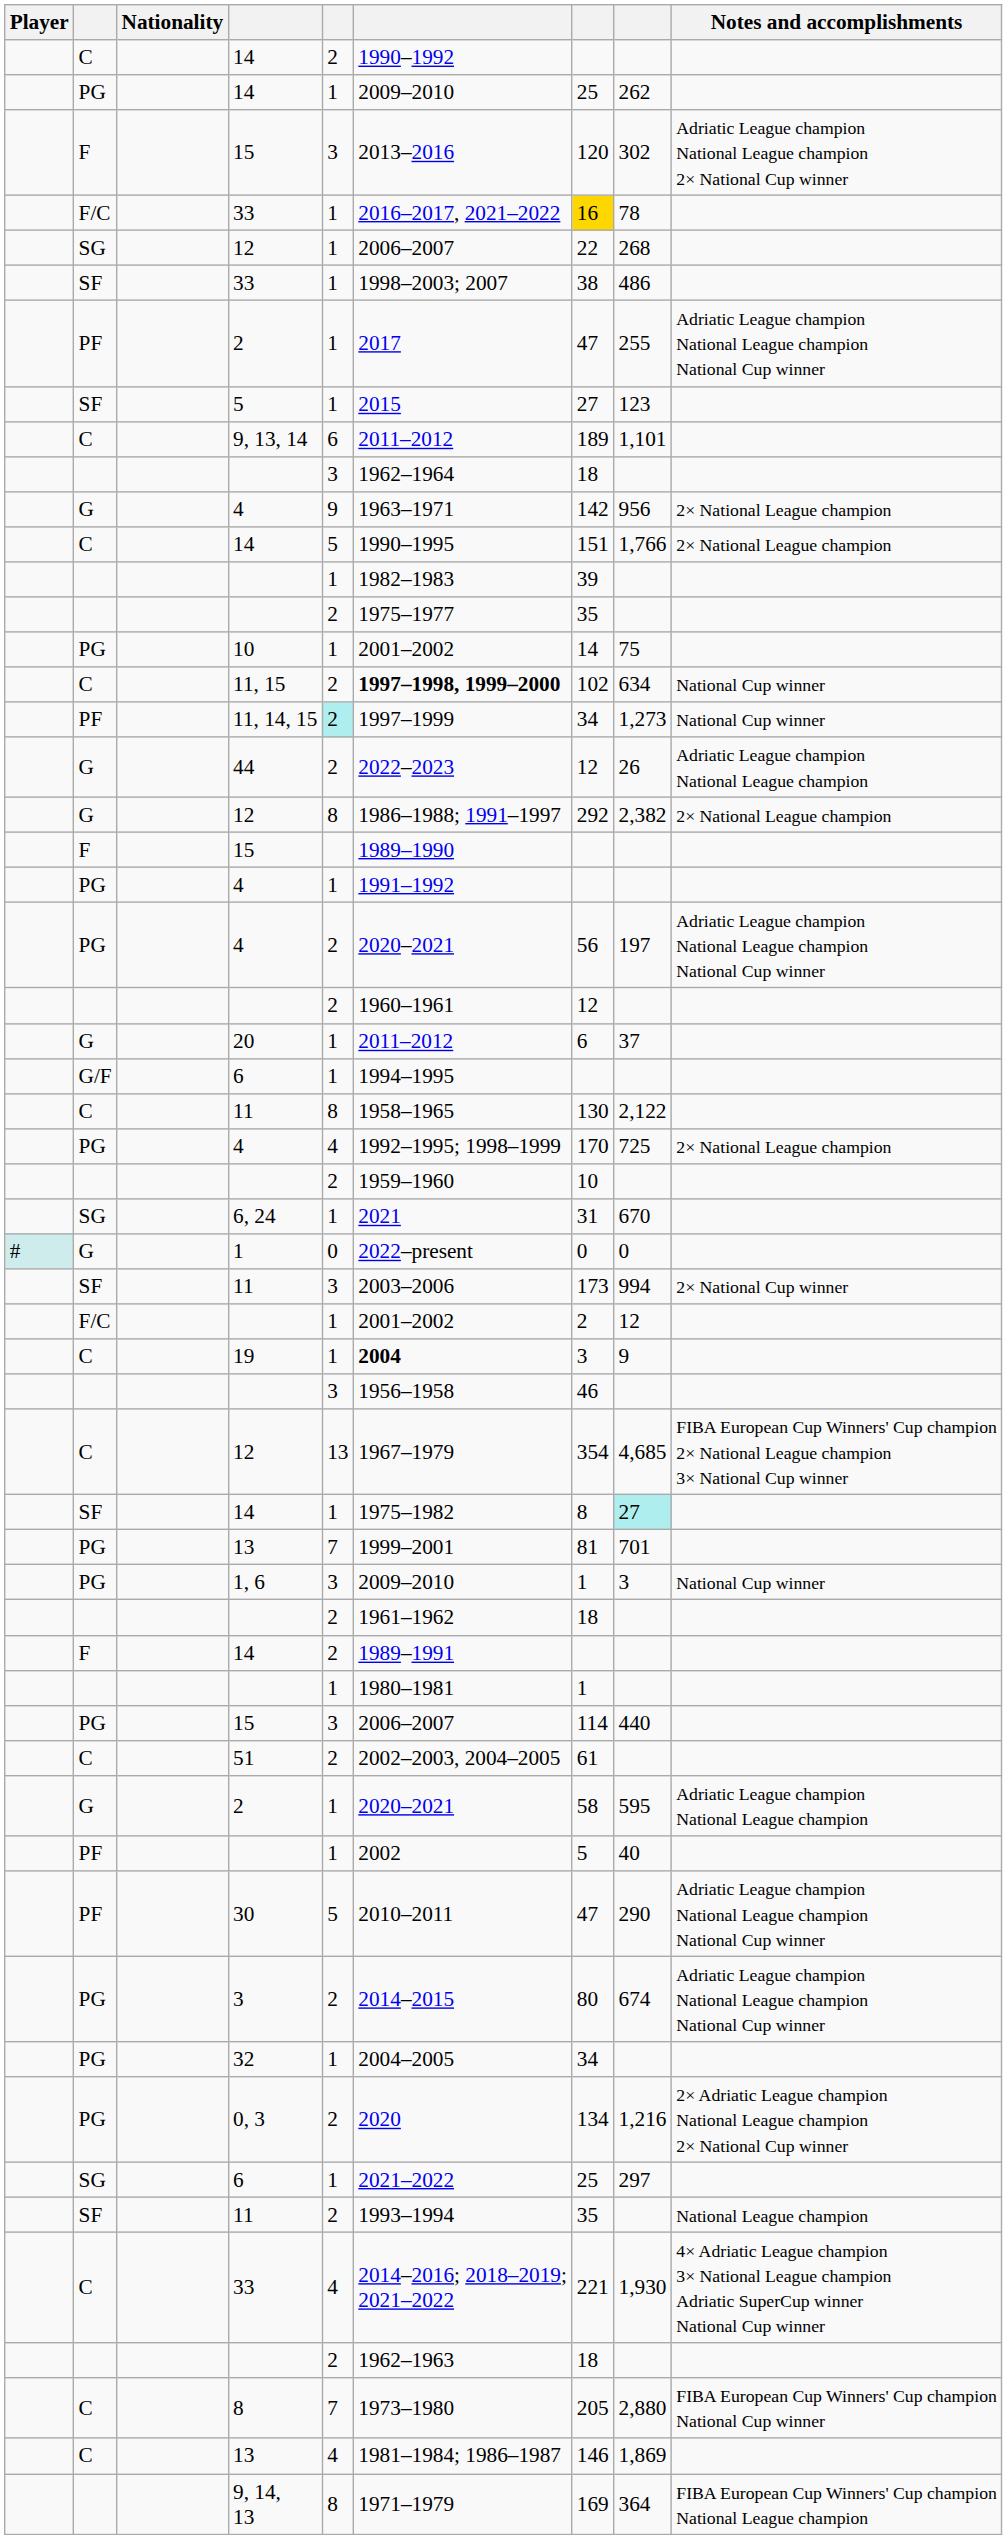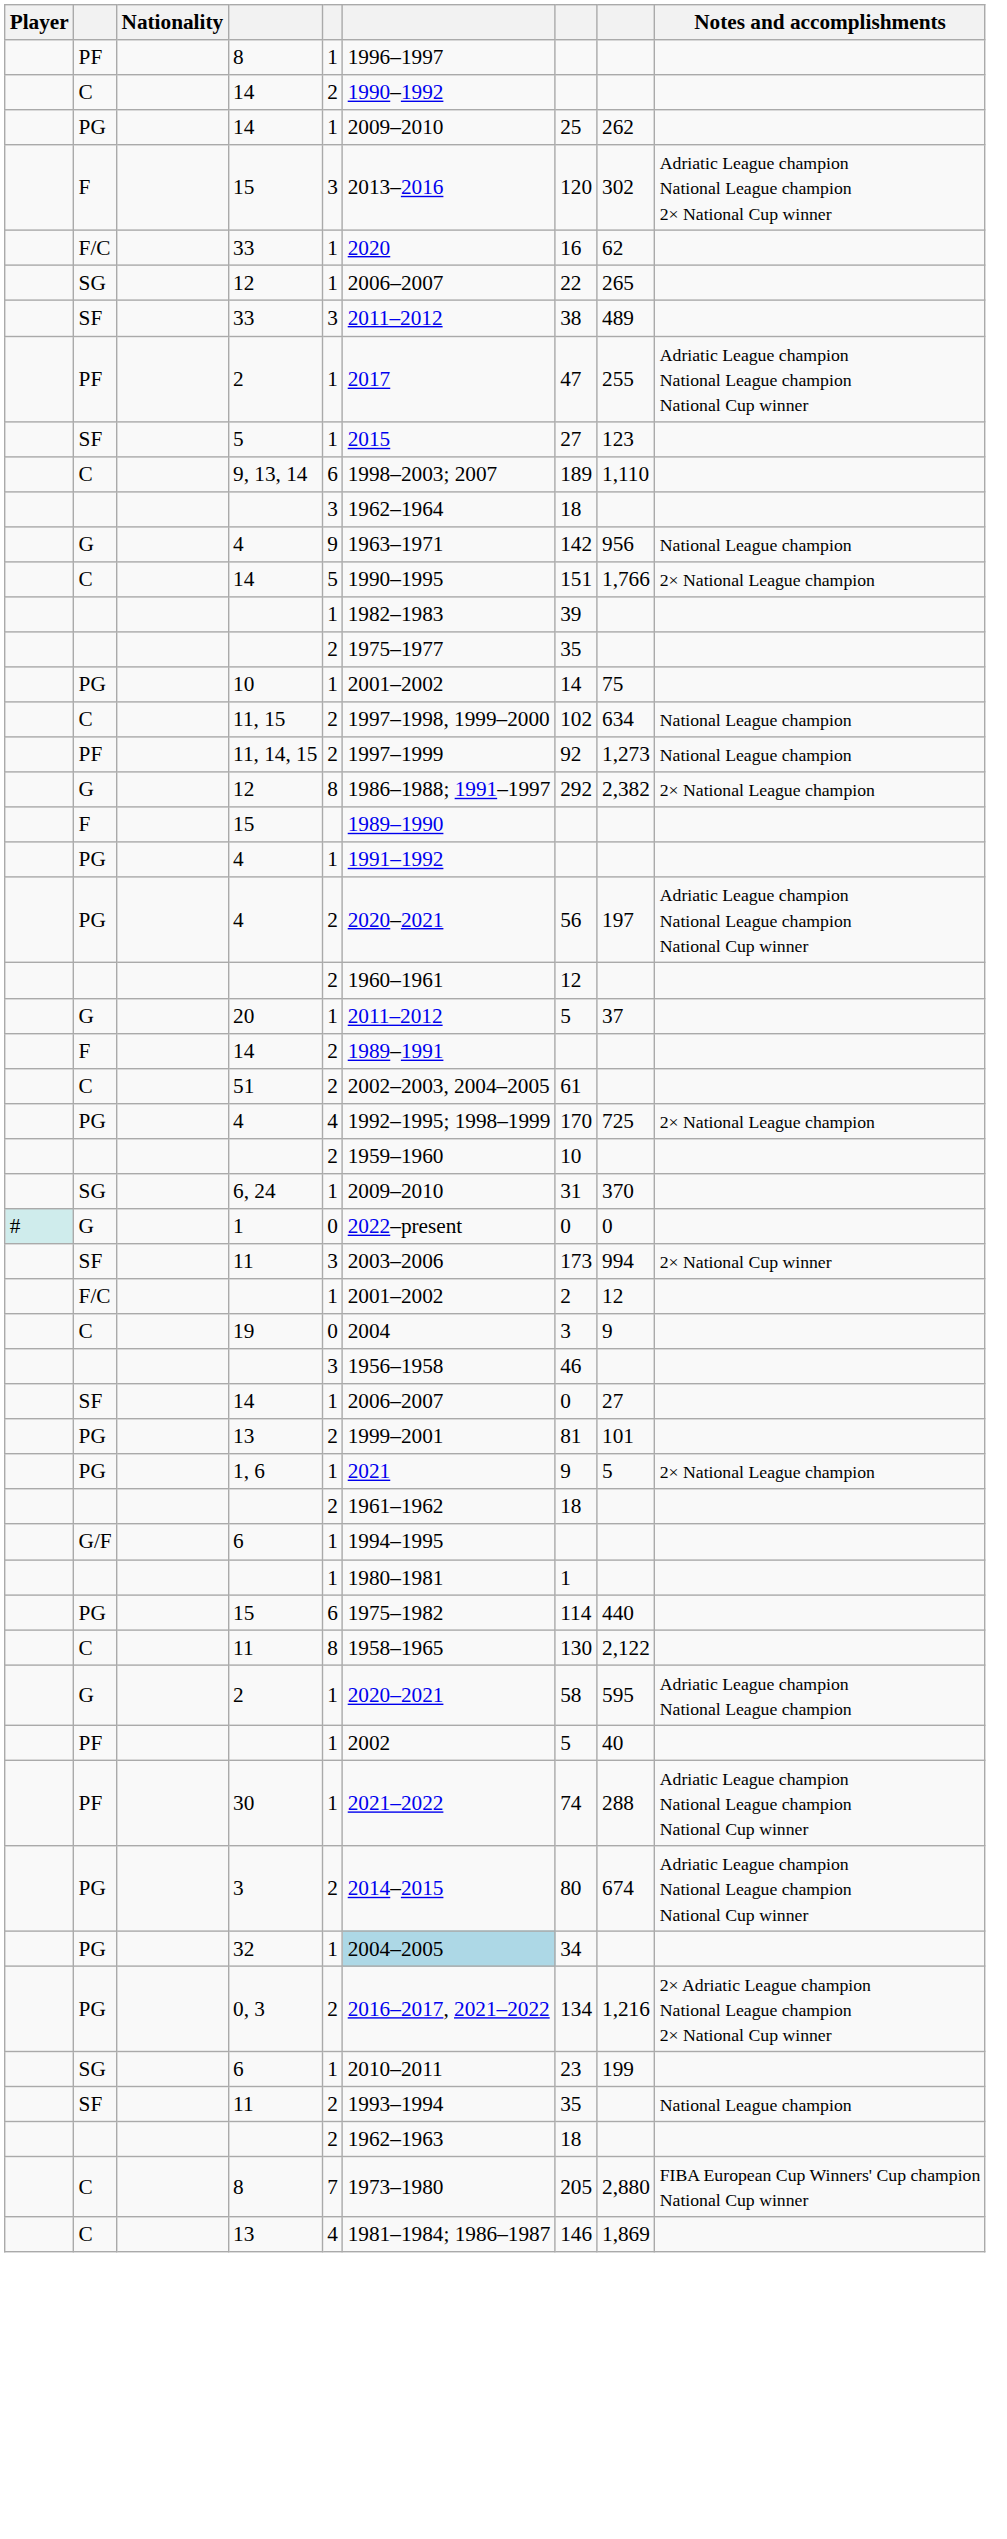+ row: (90, 57)
(459, 212) 2016–2017, 2021–2022 -> (369, 248) 2020
(587, 212) gold background -> (571, 248) no background
(629, 212) 78 -> (613, 248) 62
(635, 248) 268 -> (618, 283) 265
(333, 283) 1 -> (333, 318) 3
(433, 283) 1998–2003; 2007 -> (395, 318) 2011–2012
(635, 283) 486 -> (618, 318) 489
(406, 438) 2011–2012 -> (422, 473) 1998–2003; 2007
(642, 438) 1,101 -> (626, 473) 1,110
(784, 511) 2× National League champion -> (756, 546) National League champion
(459, 684) bold -> (449, 719) normal
(751, 686) National Cup winner -> (756, 721) National League champion
(333, 719) paleturquoise background -> (333, 754) no background
(587, 719) 34 -> (571, 754) 92
(751, 721) National Cup winner -> (756, 756) National League champion
- row: (86, 767)
(582, 1040) 6 -> (566, 1015) 5
rows swapped: (84, 1652) <-> (95, 1075)
rows swapped: (86, 1110) <-> (86, 1757)
(380, 1216) 2021 -> (396, 1190) 2009–2010
(635, 1216) 670 -> (618, 1190) 370
(333, 1356) 1 -> (333, 1331) 0
(380, 1356) bold -> (369, 1331) normal
- row: (86, 1451)
(406, 1512) 1975–1982 -> (396, 1401) 2006–2007
(582, 1512) 8 -> (566, 1401) 0
(629, 1512) paleturquoise background -> (613, 1401) no background
(333, 1547) 7 -> (333, 1436) 2
(635, 1547) 701 -> (618, 1436) 101
(333, 1582) 3 -> (333, 1471) 1
(406, 1582) 2009–2010 -> (369, 1471) 2021
(582, 1582) 1 -> (566, 1471) 9
(624, 1582) 3 -> (607, 1471) 5
(751, 1584) National Cup winner -> (767, 1473) 2× National League champion
(333, 1722) 3 -> (333, 1612) 6
(406, 1722) 2006–2007 -> (396, 1612) 1975–1982
(333, 1913) 5 -> (333, 1802) 1
(406, 1913) 2010–2011 -> (396, 1802) 2021–2022
(587, 1913) 47 -> (571, 1802) 74
(635, 1913) 290 -> (618, 1802) 288
(406, 2059) no background -> (396, 1948) lightblue background
(380, 2119) 2020 -> (449, 2008) 2016–2017, 2021–2022
(406, 2179) 2021–2022 -> (395, 2069) 2010–2011
(587, 2179) 25 -> (571, 2069) 23
(635, 2179) 297 -> (618, 2069) 199
- row: (86, 2287)
- row: (95, 2504)
